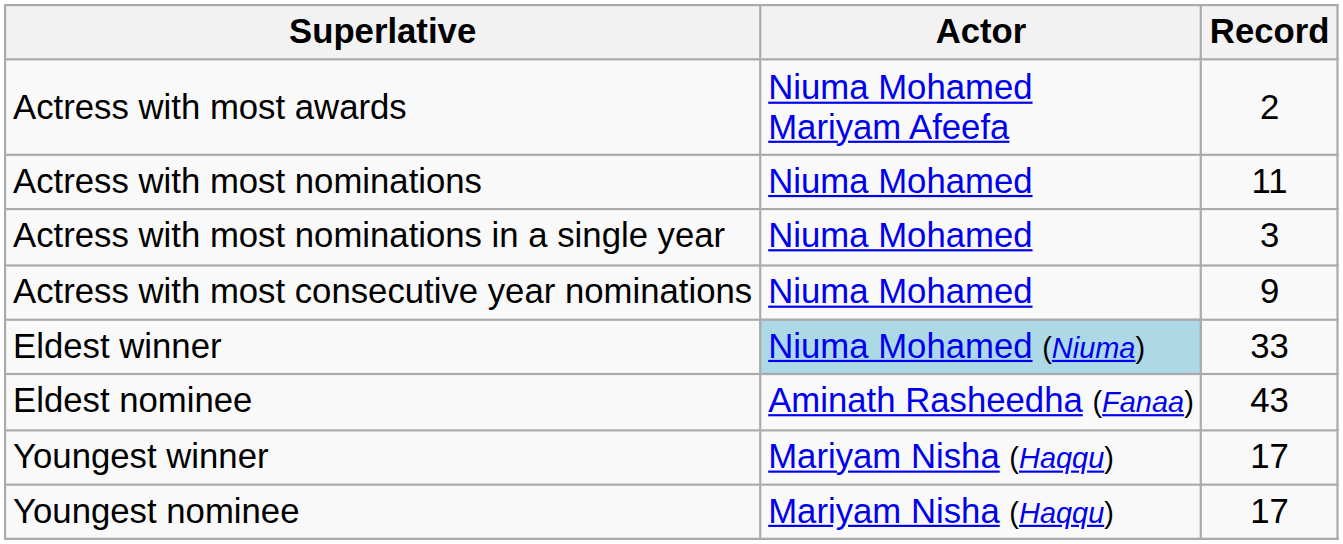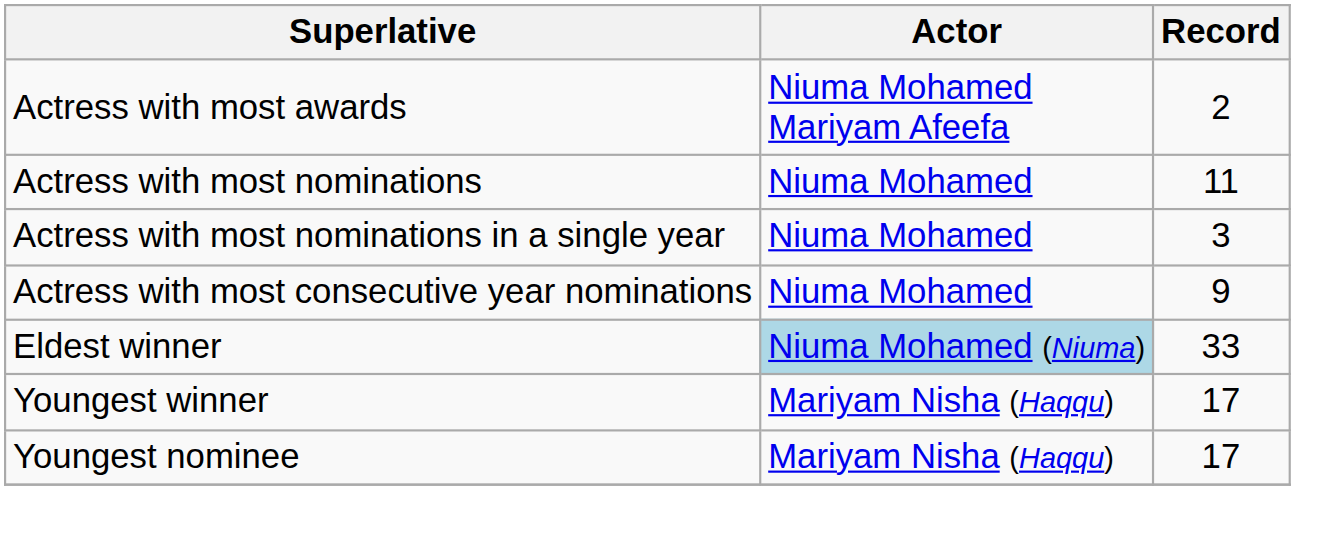- row: (133, 401)
